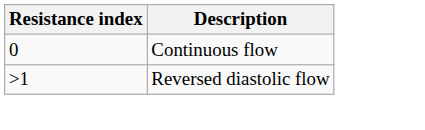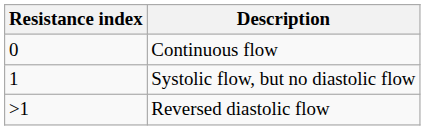+ row: (283, 79)
